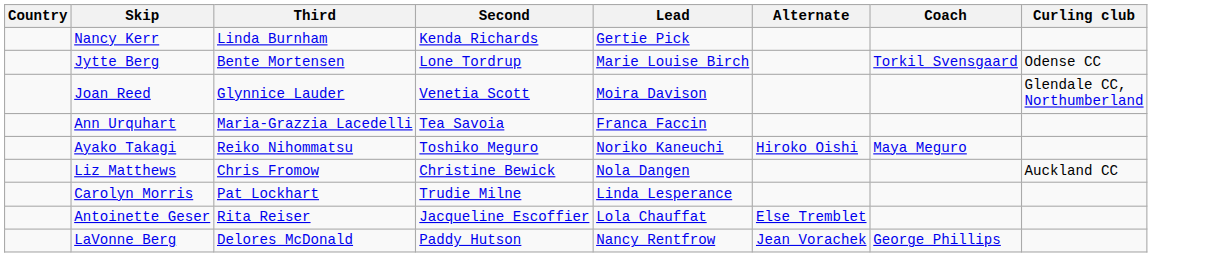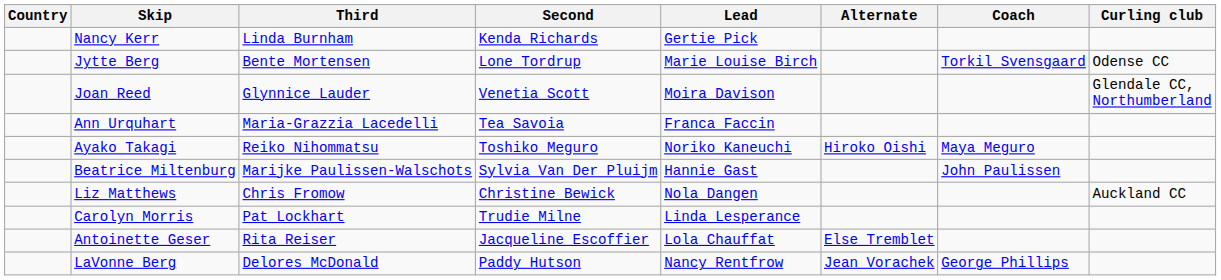+ row: (155, 171)
